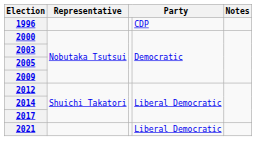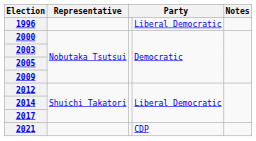(141, 24) CDP -> (178, 24) Liberal Democratic
(178, 129) Liberal Democratic -> (141, 129) CDP
